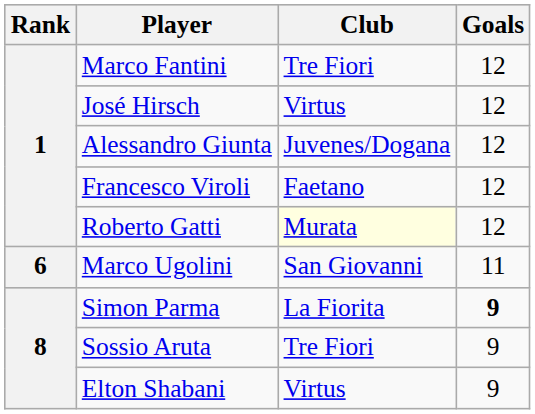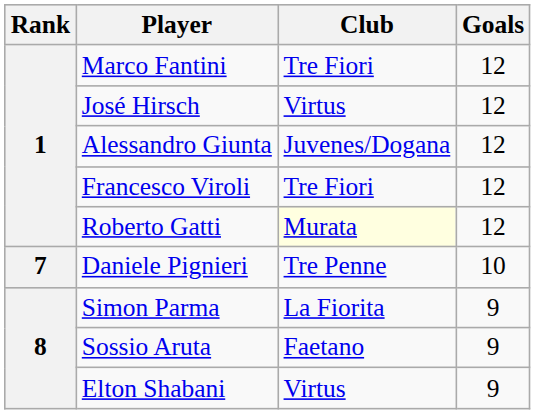(324, 186) Faetano -> (329, 186) Tre Fiori
- row: (157, 266)
+ row: (165, 266)
(493, 307) bold -> (493, 307) normal
(329, 347) Tre Fiori -> (324, 347) Faetano
